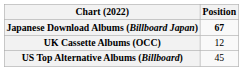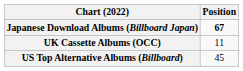(219, 43) 12 -> (219, 43) 11
